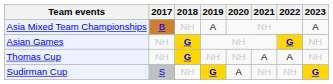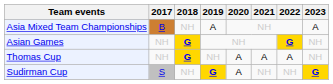(239, 57) NH -> (239, 57) A
